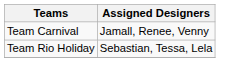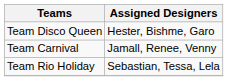+ row: (55, 31)
